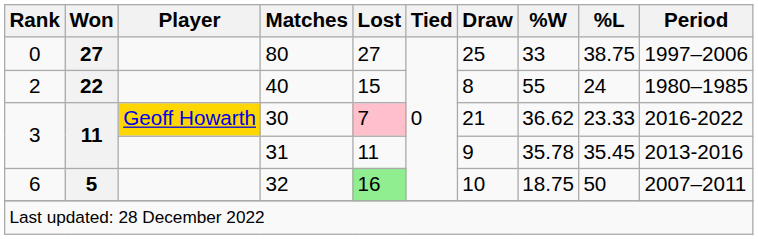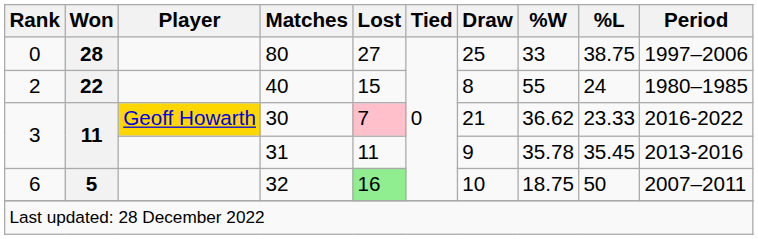(92, 53) 27 -> (92, 53) 28
